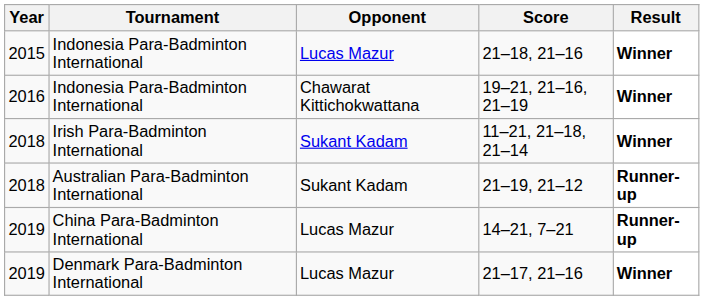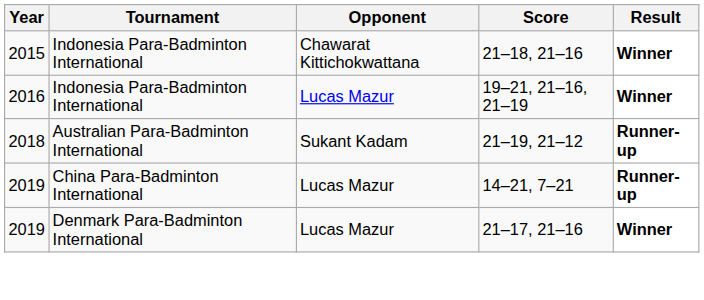(347, 53) Lucas Mazur -> (360, 53) Chawarat Kittichokwattana
(360, 97) Chawarat Kittichokwattana -> (347, 97) Lucas Mazur
- row: (534, 141)
